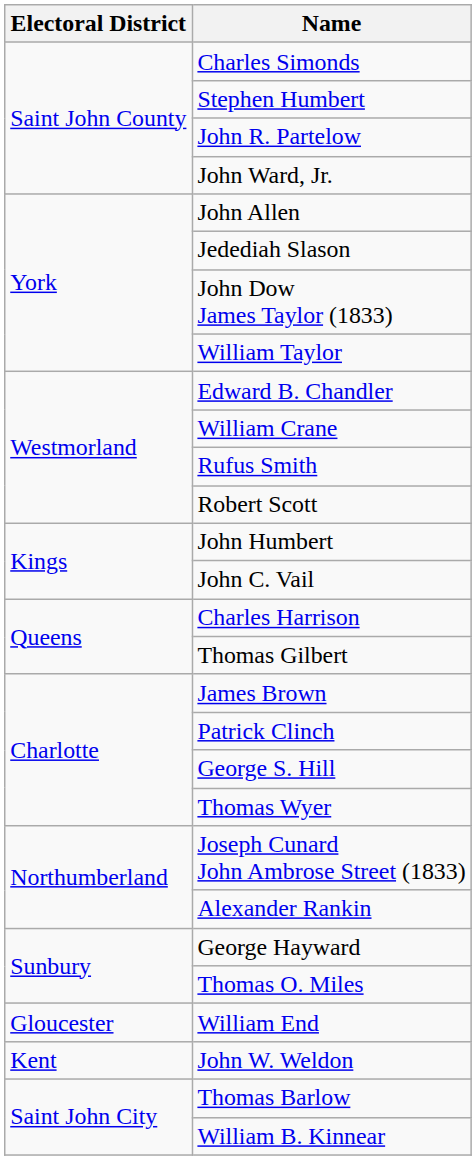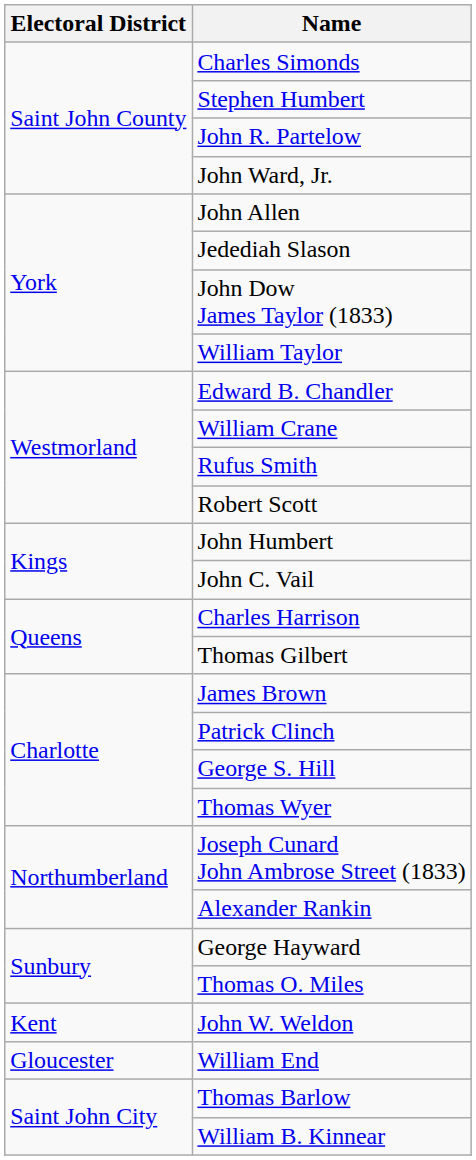rows swapped: (275, 1060) <-> (258, 1022)
